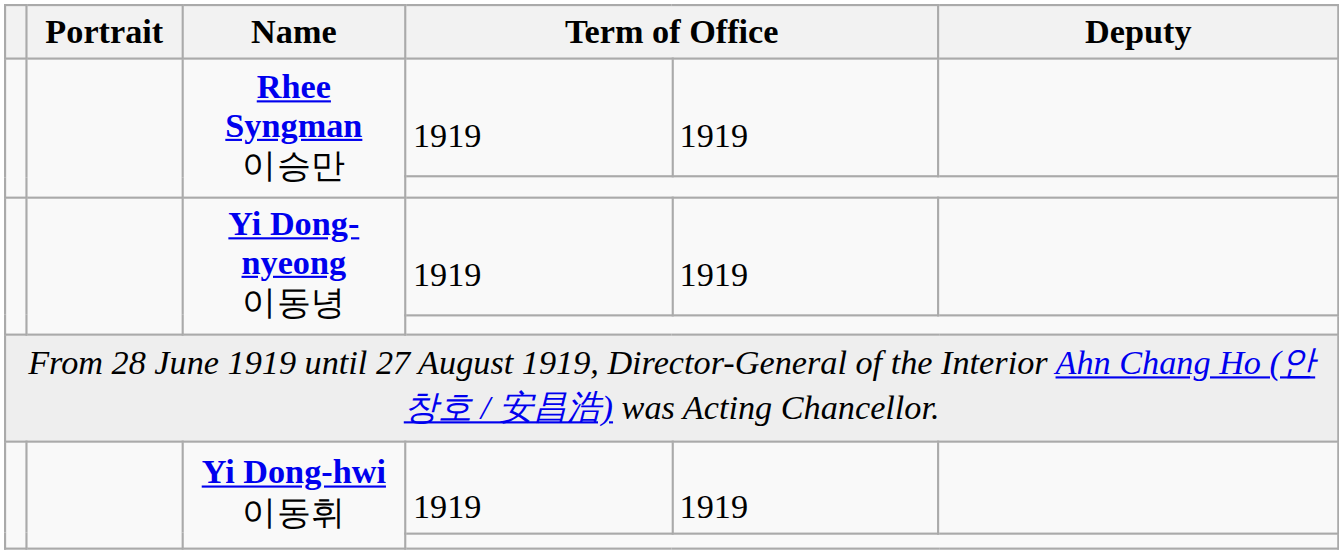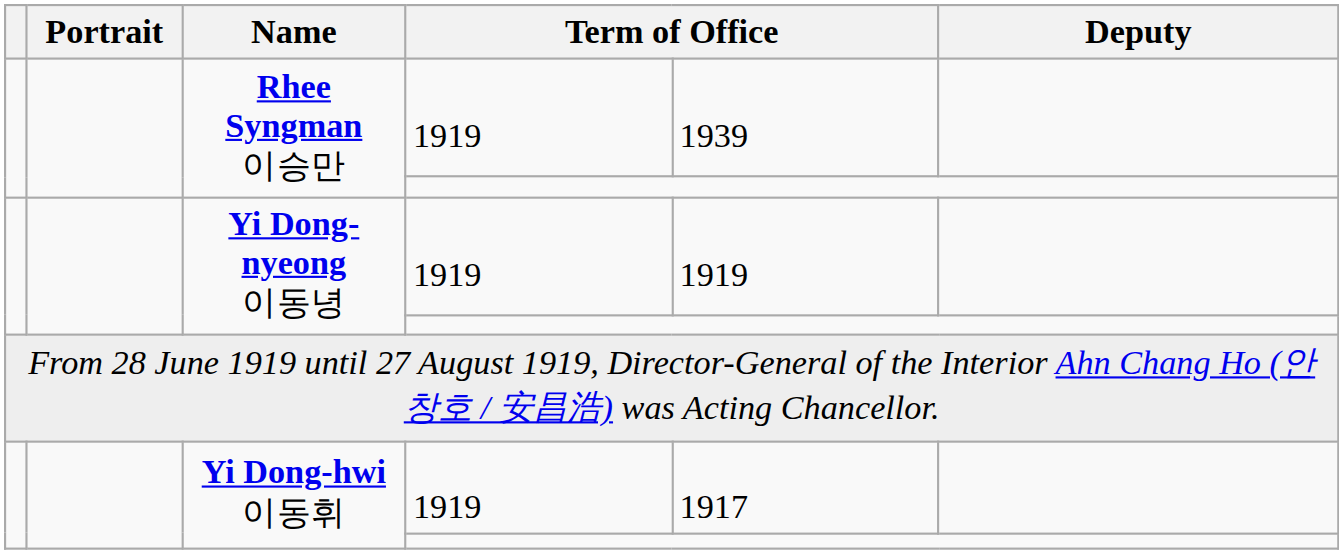(714, 136) 1919 -> (714, 136) 1939
(714, 505) 1919 -> (714, 505) 1917
